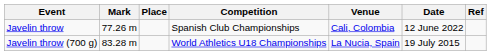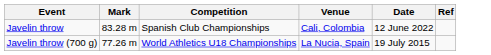- column: (154, 12)
(119, 27) 77.26 m -> (119, 27) 83.28 m
(119, 43) 83.28 m -> (119, 43) 77.26 m
